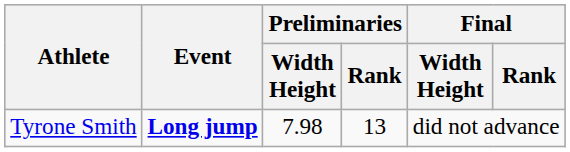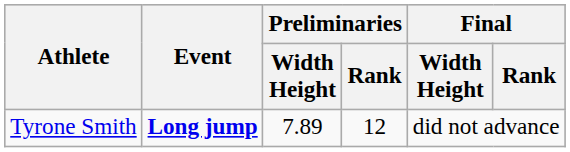(302, 127) 7.98 -> (302, 127) 7.89
(375, 127) 13 -> (375, 127) 12
